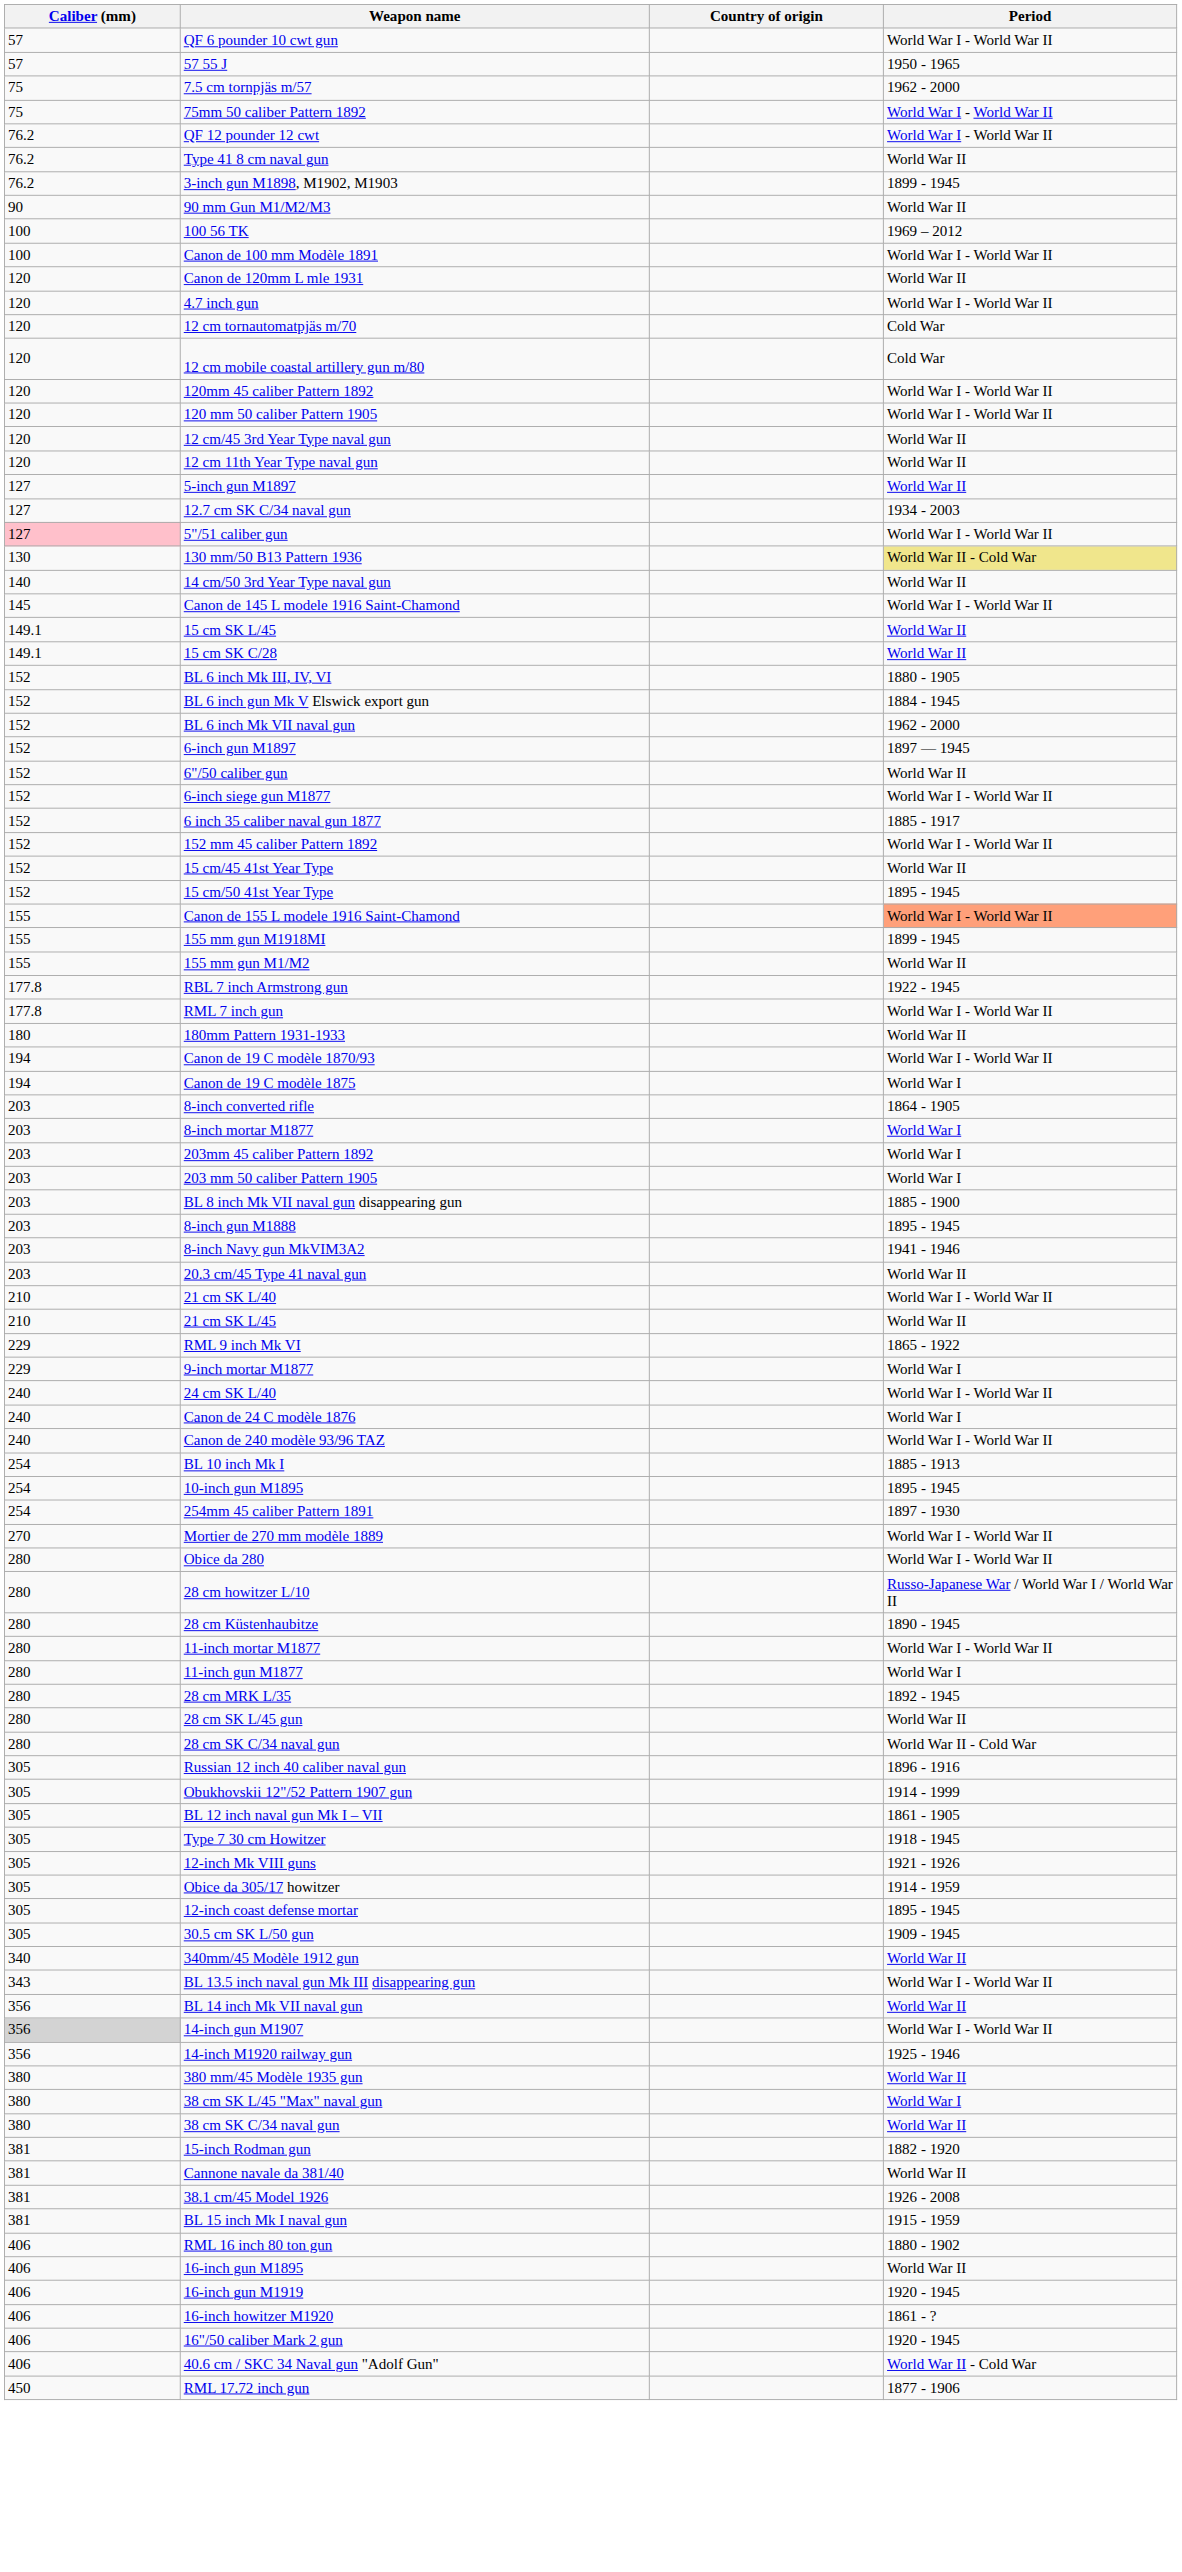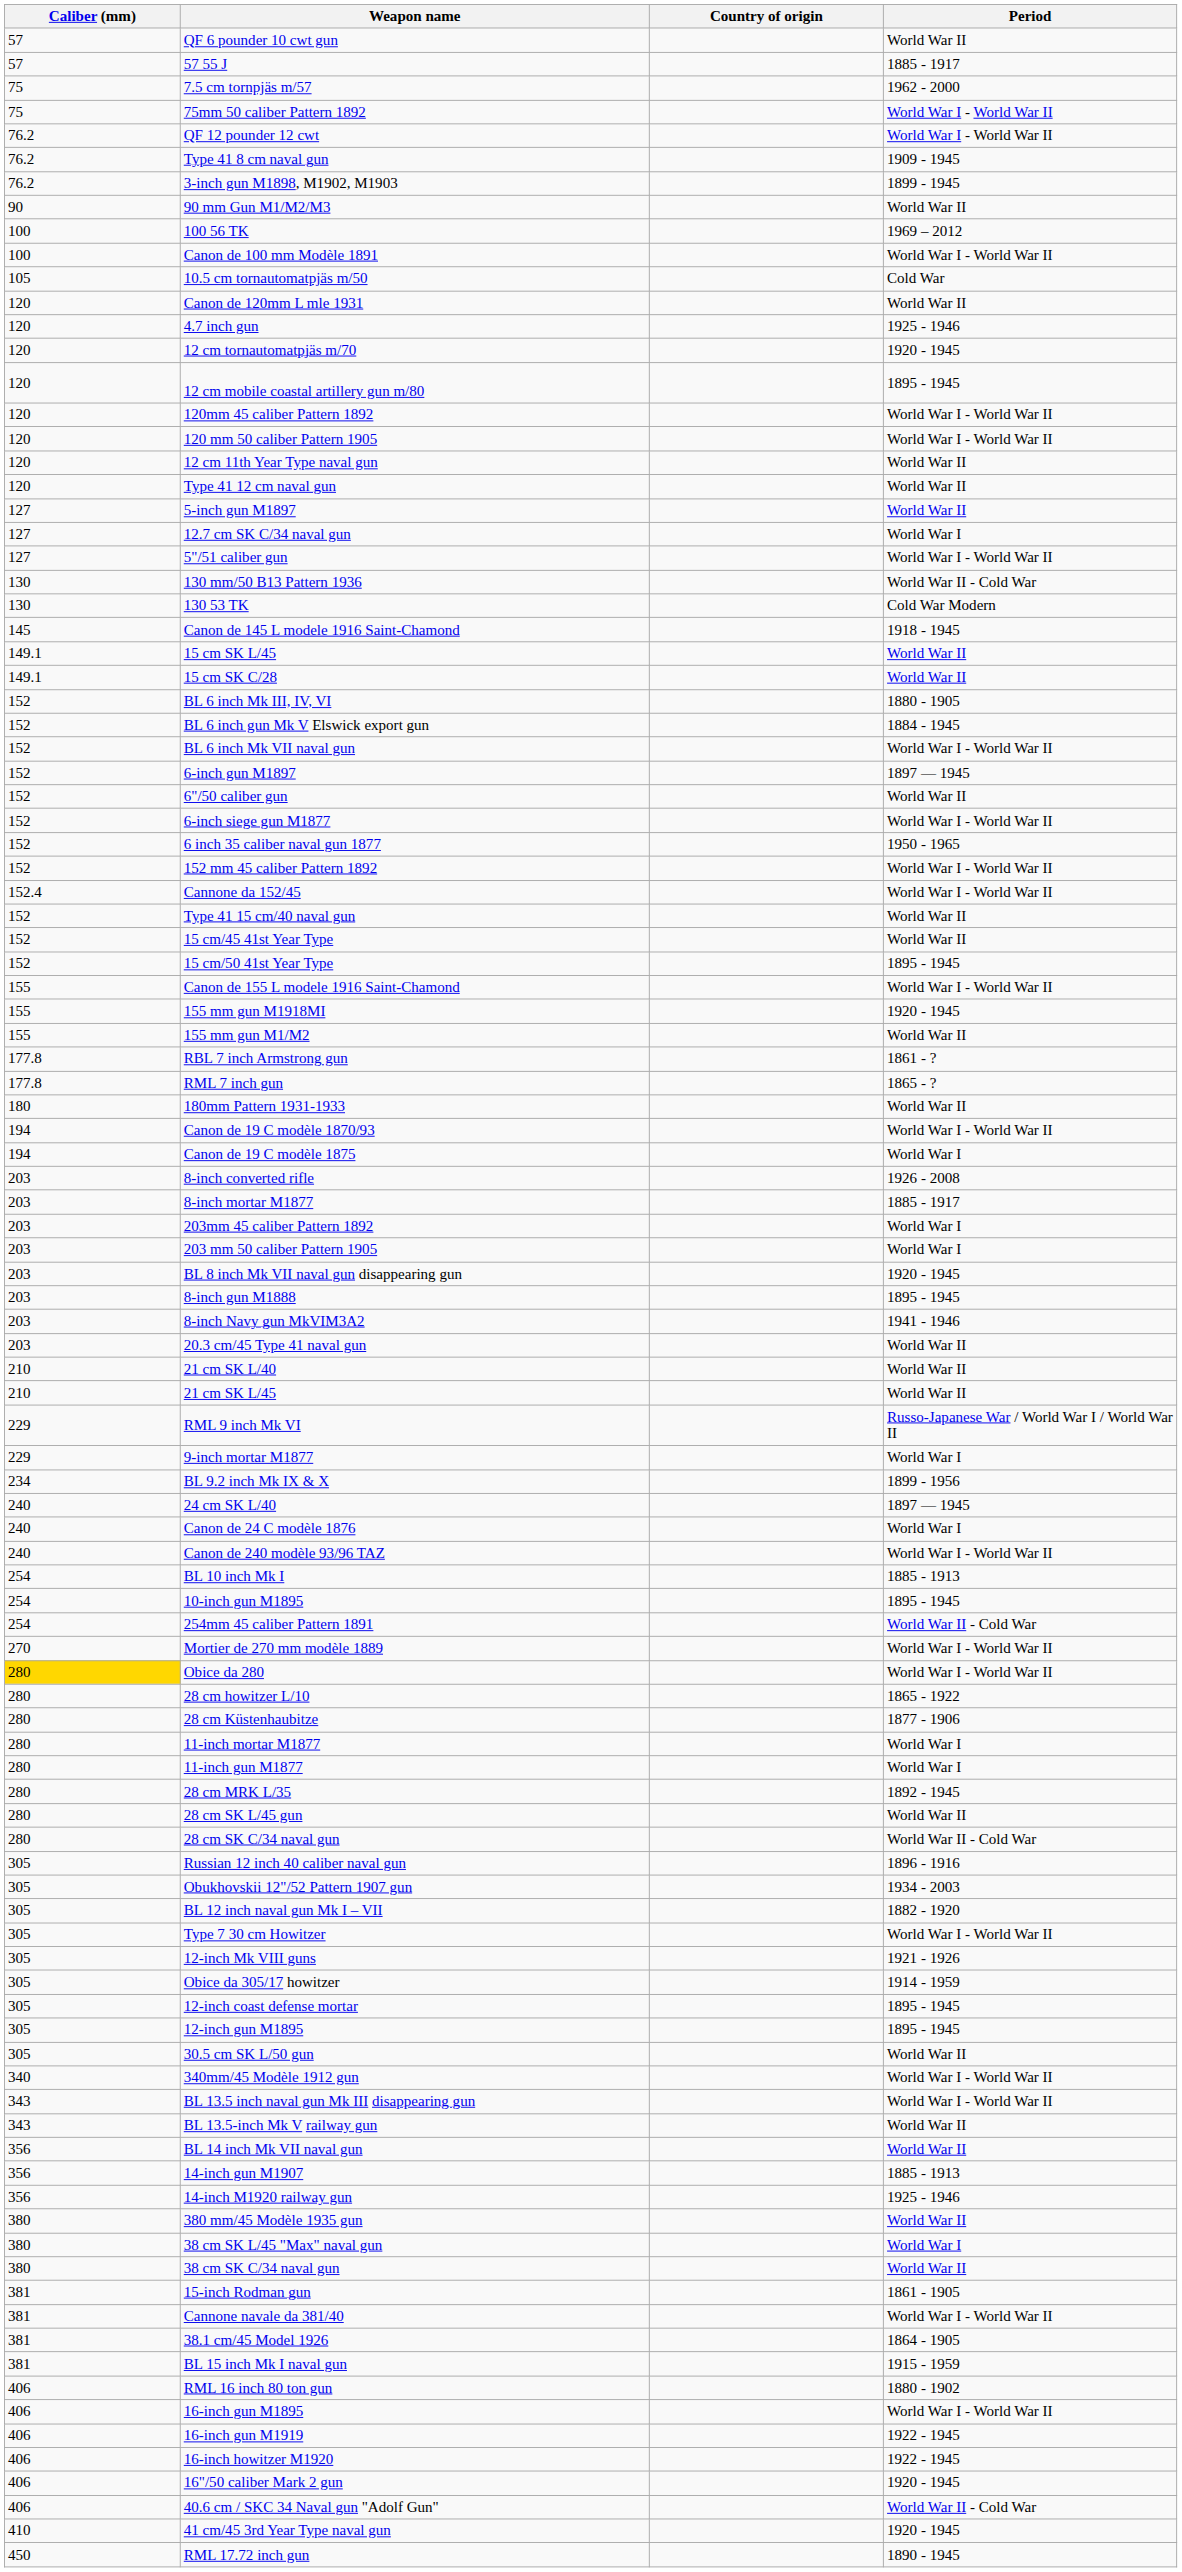(970, 40) World War I - World War II -> (927, 40) World War II
(923, 64) 1950 - 1965 -> (923, 64) 1885 - 1917
(927, 159) World War II -> (923, 159) 1909 - 1945
+ row: (276, 278)
(970, 302) World War I - World War II -> (923, 326) 1925 - 1946
(916, 326) Cold War -> (923, 350) 1920 - 1945
(916, 358) Cold War -> (923, 382) 1895 - 1945
- row: (287, 438)
+ row: (260, 486)
(923, 510) 1934 - 2003 -> (924, 534) World War I
(19, 534) pink background -> (19, 558) no background
(962, 558) khaki background -> (962, 581) no background
+ row: (216, 605)
- row: (287, 581)
(970, 605) World War I - World War II -> (923, 629) 1918 - 1945
(923, 725) 1962 - 2000 -> (970, 748) World War I - World War II
(923, 820) 1885 - 1917 -> (923, 844) 1950 - 1965
+ row: (242, 892)
+ row: (269, 915)
(970, 915) lightsalmon background -> (970, 987) no background
(923, 939) 1899 - 1945 -> (923, 1011) 1920 - 1945
(923, 987) 1922 - 1945 -> (912, 1059) 1861 - ?
(970, 1011) World War I - World War II -> (912, 1082) 1865 - ?
(923, 1106) 1864 - 1905 -> (923, 1178) 1926 - 2008
(924, 1130) World War I -> (923, 1202) 1885 - 1917
(923, 1202) 1885 - 1900 -> (923, 1273) 1920 - 1945
(970, 1297) World War I - World War II -> (927, 1369) World War II
(923, 1345) 1865 - 1922 -> (1030, 1425) Russo-Japanese War / World War I / World War II
+ row: (256, 1481)
(970, 1392) World War I - World War II -> (928, 1505) 1897 — 1945
(923, 1512) 1897 - 1930 -> (962, 1624) World War II - Cold War
(19, 1559) no background -> (19, 1672) gold background
(1030, 1592) Russo-Japanese War / World War I / World War II -> (923, 1696) 1865 - 1922
(923, 1624) 1890 - 1945 -> (923, 1719) 1877 - 1906
(970, 1648) World War I - World War II -> (924, 1743) World War I
(923, 1791) 1914 - 1999 -> (923, 1886) 1934 - 2003
(923, 1815) 1861 - 1905 -> (923, 1910) 1882 - 1920
(923, 1839) 1918 - 1945 -> (970, 1934) World War I - World War II
+ row: (244, 2030)
(923, 1934) 1909 - 1945 -> (927, 2053) World War II
(927, 1958) World War II -> (970, 2077) World War I - World War II
+ row: (281, 2125)
(19, 2030) lightgrey background -> (19, 2173) no background
(970, 2030) World War I - World War II -> (923, 2173) 1885 - 1913
(923, 2149) 1882 - 1920 -> (923, 2292) 1861 - 1905
(927, 2173) World War II -> (970, 2316) World War I - World War II
(923, 2196) 1926 - 2008 -> (923, 2340) 1864 - 1905
(927, 2268) World War II -> (970, 2411) World War I - World War II
(923, 2292) 1920 - 1945 -> (923, 2435) 1922 - 1945
(912, 2316) 1861 - ? -> (923, 2459) 1922 - 1945
+ row: (287, 2530)
(923, 2387) 1877 - 1906 -> (923, 2554) 1890 - 1945
